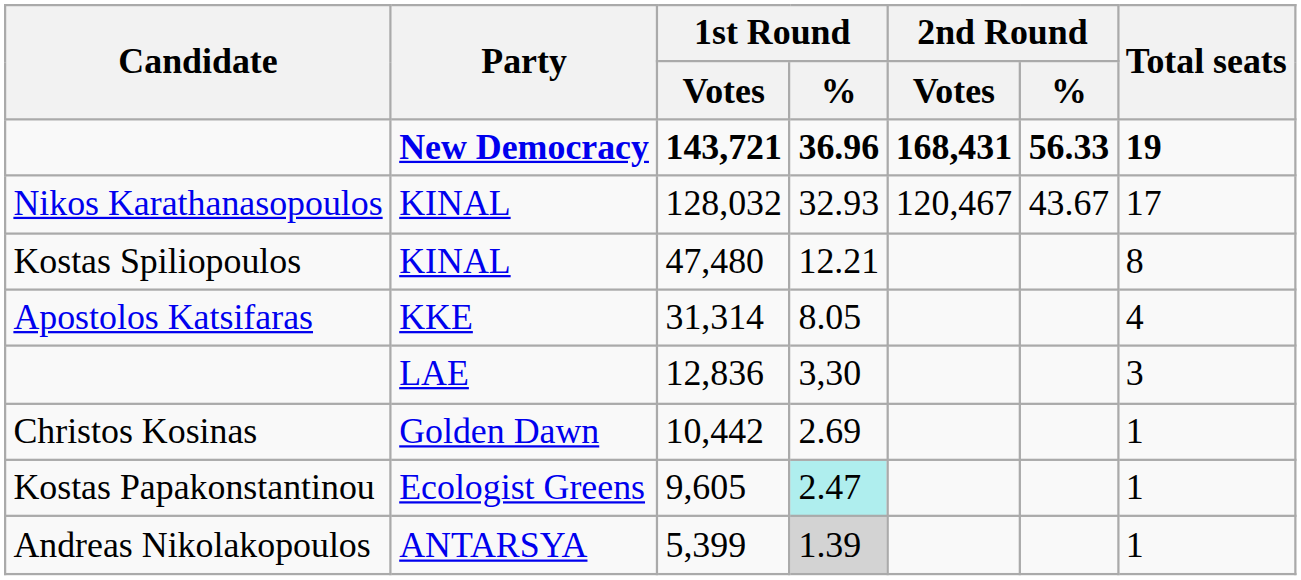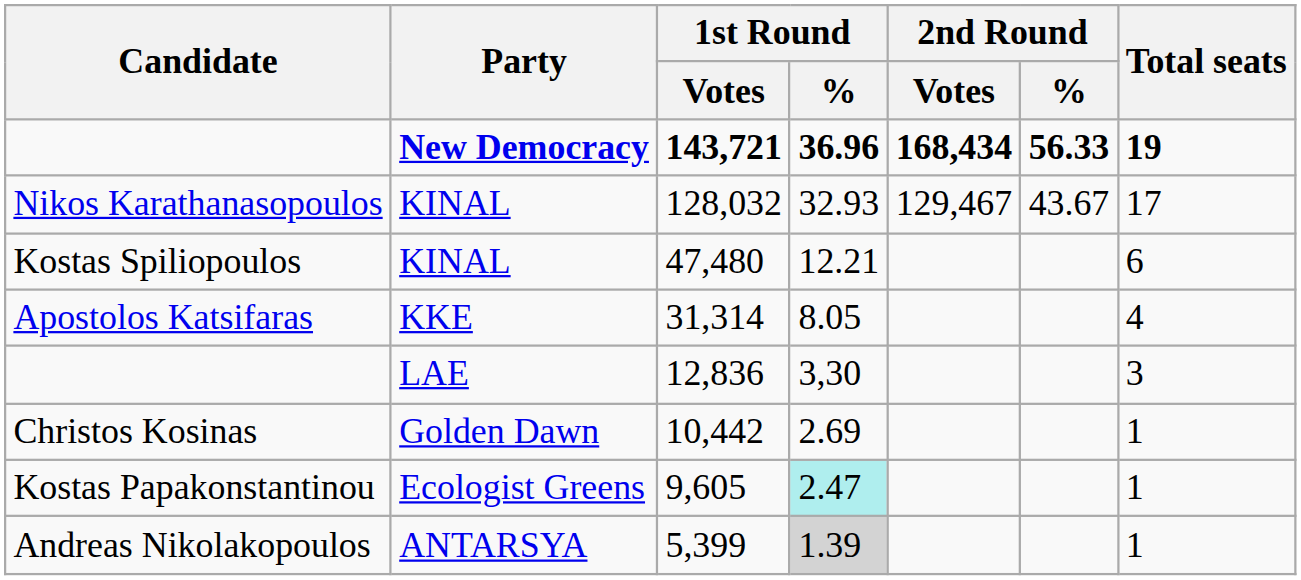(954, 146) 168,431 -> (954, 146) 168,434
(954, 203) 120,467 -> (954, 203) 129,467
(1135, 260) 8 -> (1135, 260) 6
